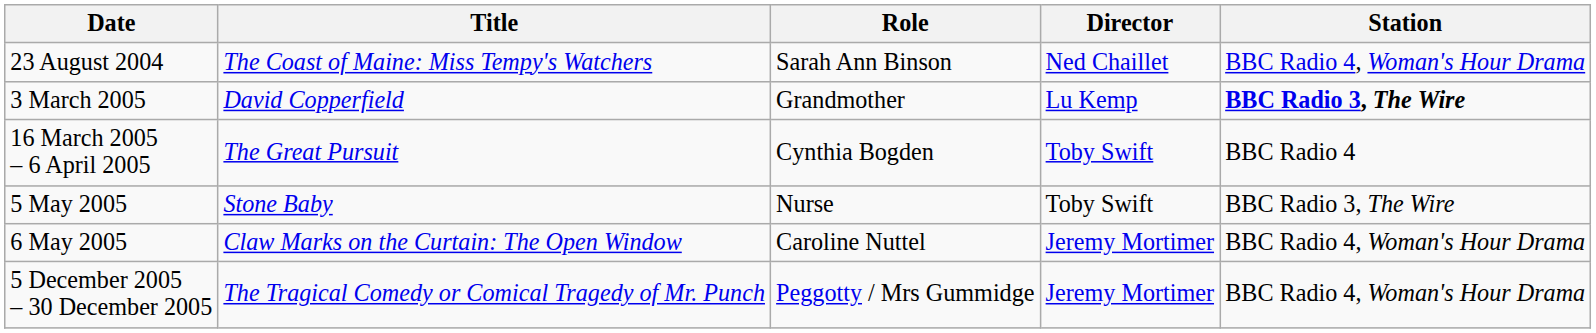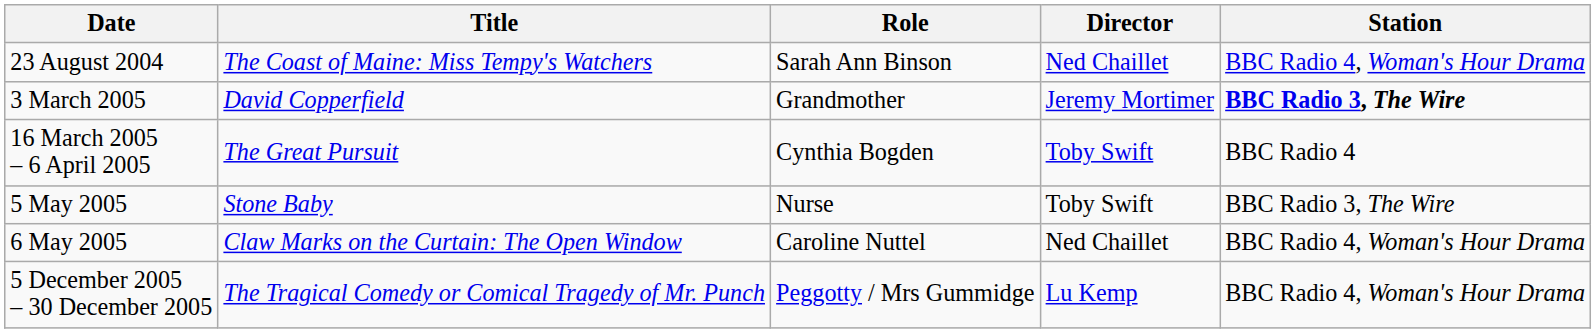(1092, 100) Lu Kemp -> (1130, 100) Jeremy Mortimer
(1130, 242) Jeremy Mortimer -> (1107, 242) Ned Chaillet
(1130, 294) Jeremy Mortimer -> (1092, 294) Lu Kemp
